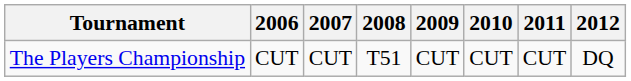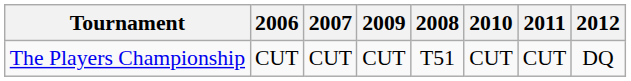columns swapped: (384, 22) <-> (437, 22)
